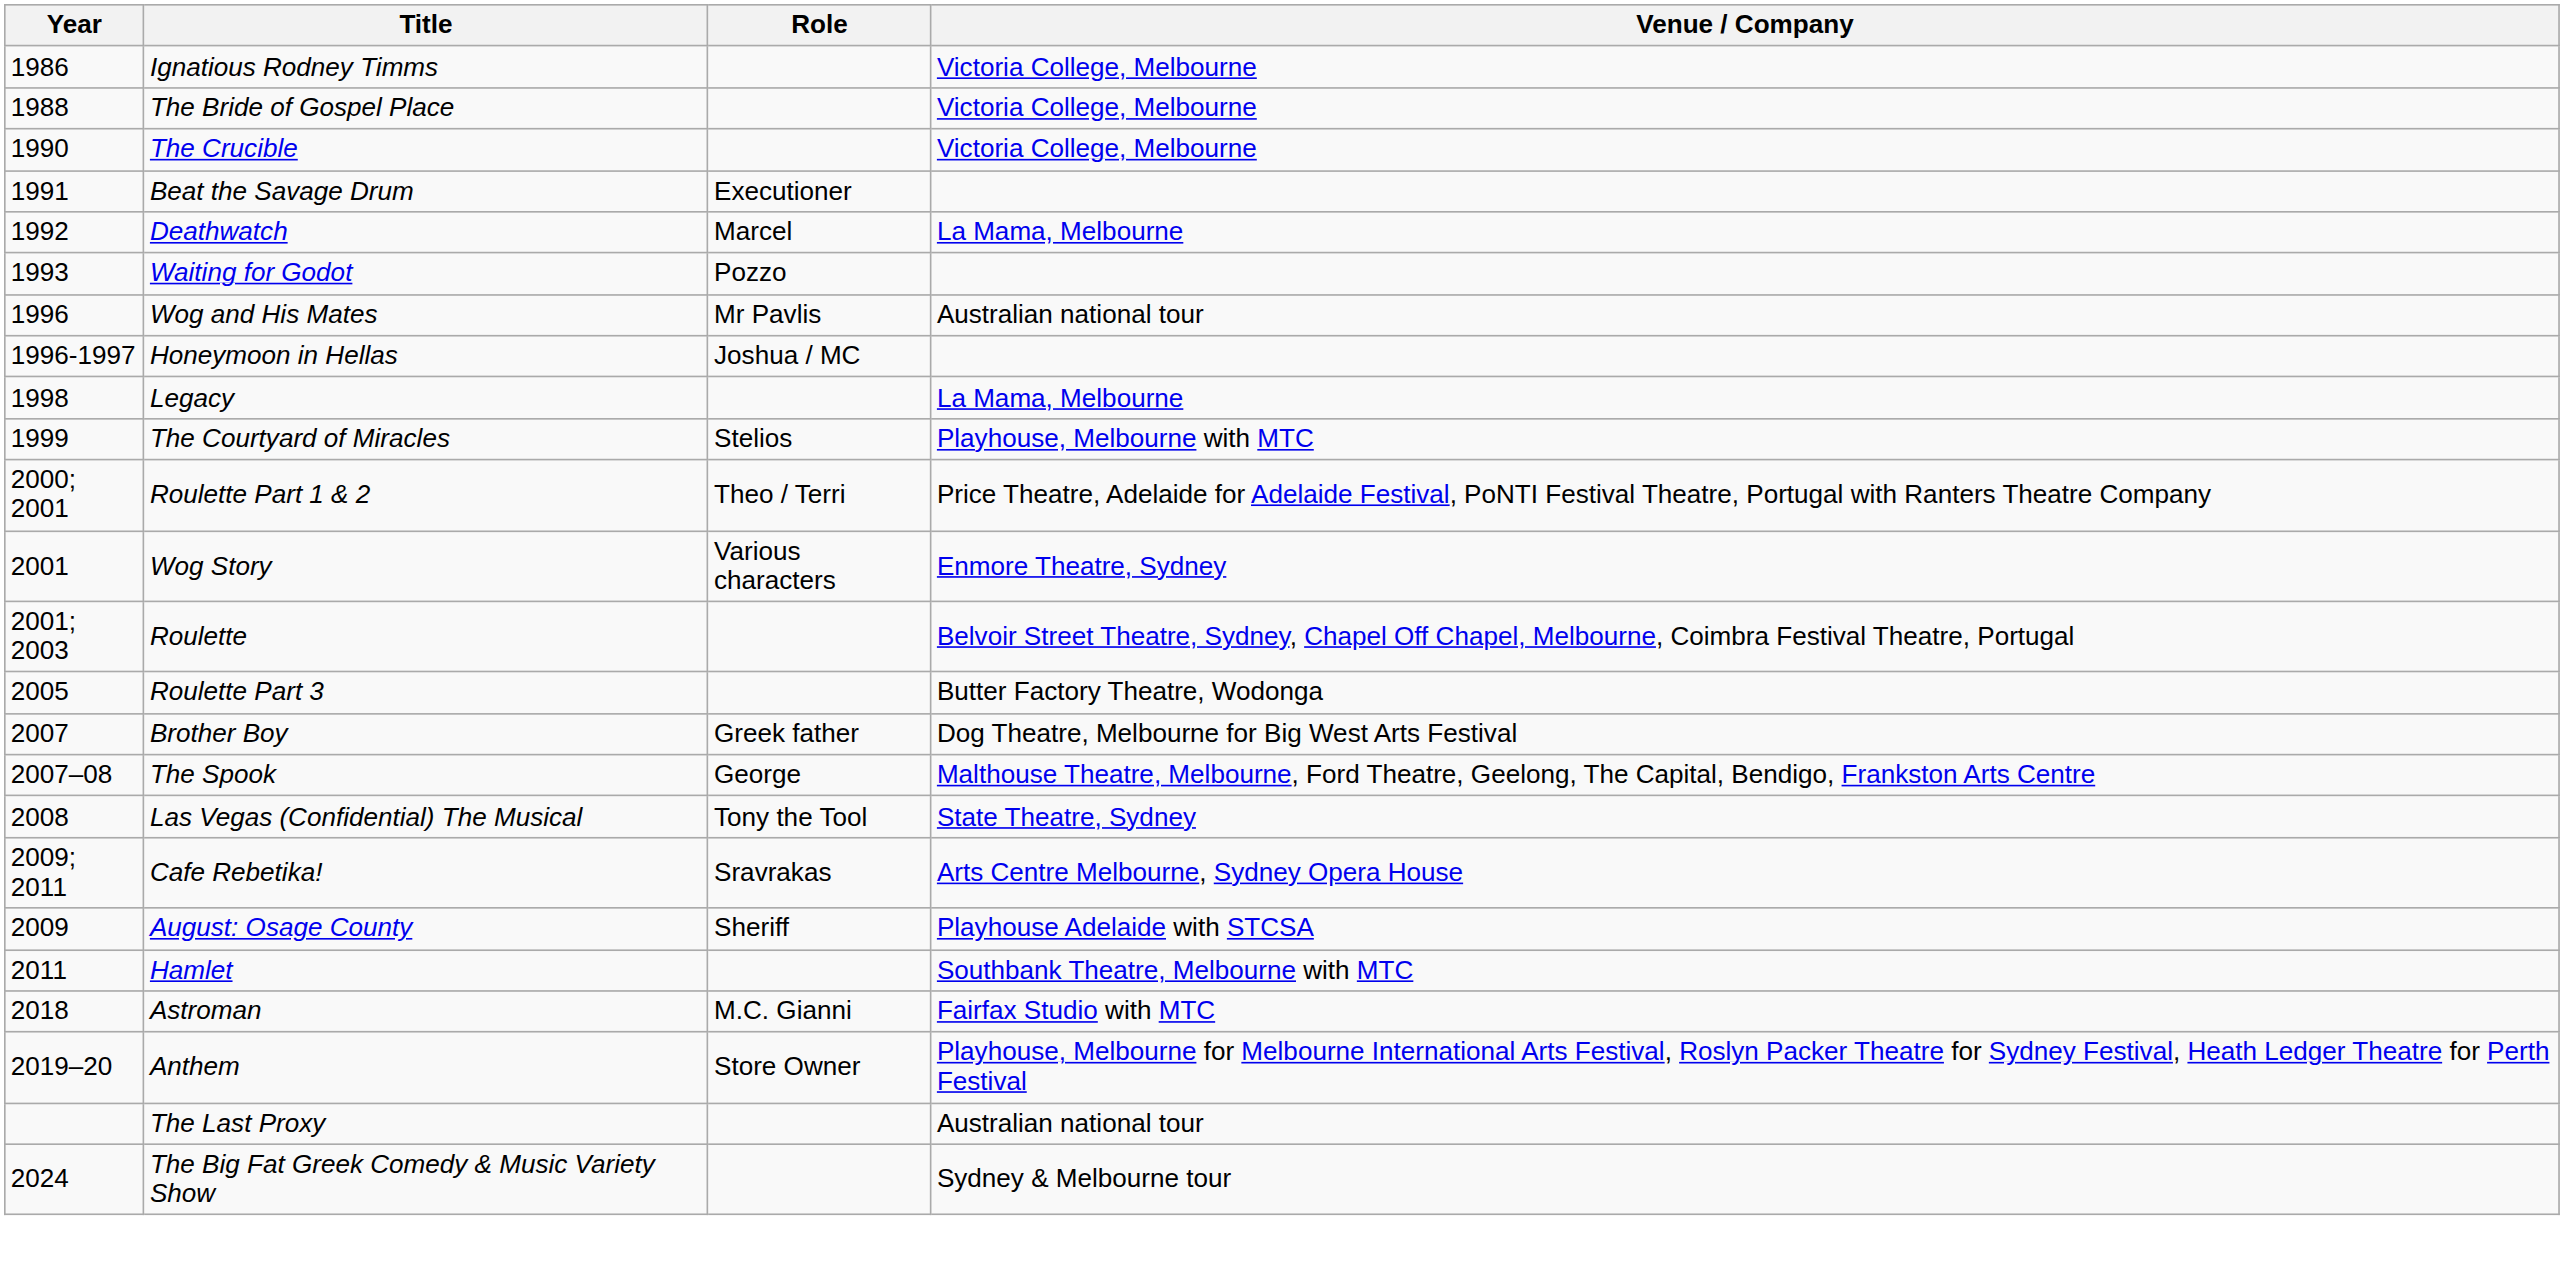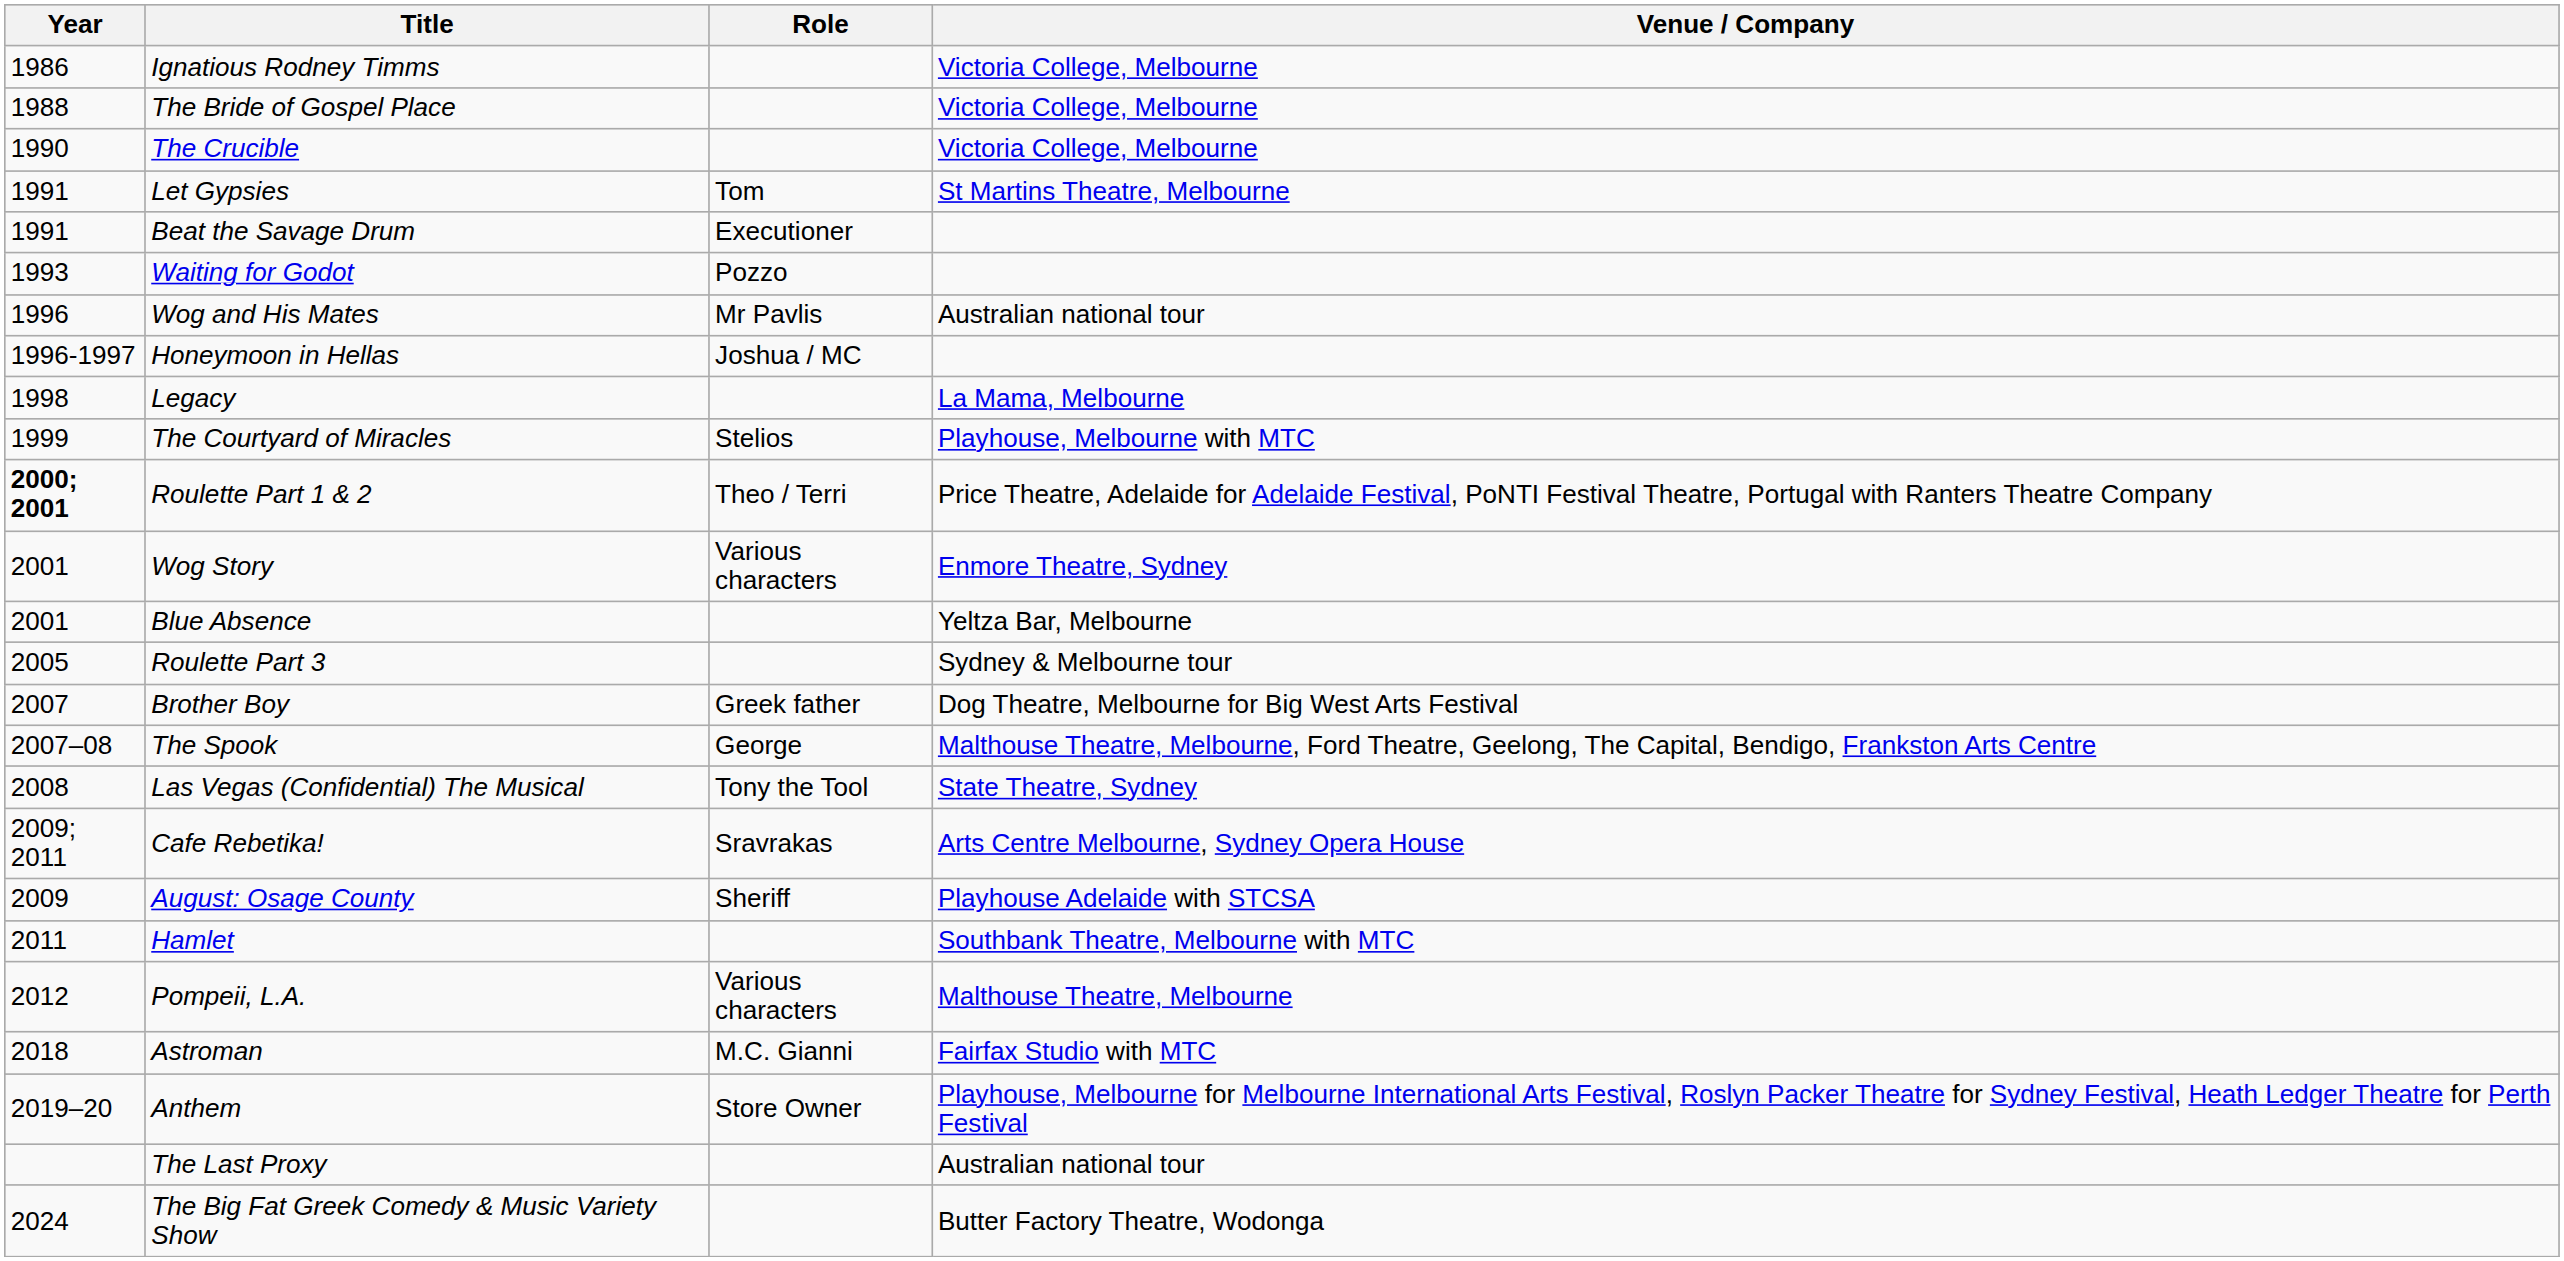+ row: (220, 190)
- row: (219, 231)
(43, 494) normal -> (44, 494) bold
+ row: (231, 621)
- row: (198, 636)
(1130, 692) Butter Factory Theatre, Wodonga -> (1085, 662) Sydney & Melbourne tour
+ row: (229, 996)
(1084, 1179) Sydney & Melbourne tour -> (1131, 1220) Butter Factory Theatre, Wodonga
